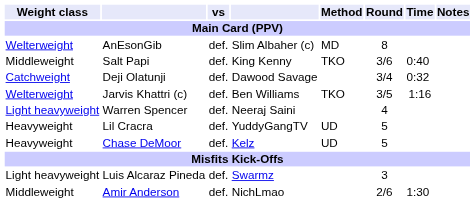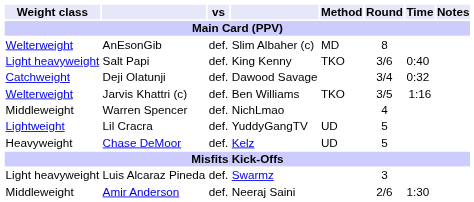(40, 61) Middleweight -> (52, 61) Light heavyweight
(52, 110) Light heavyweight -> (40, 110) Middleweight
(264, 110) Neeraj Saini -> (258, 110) NichLmao
(39, 126) Heavyweight -> (35, 126) Lightweight
(258, 192) NichLmao -> (264, 192) Neeraj Saini
